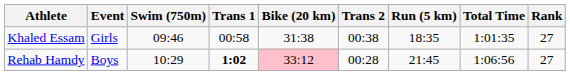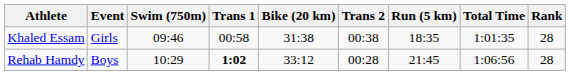(547, 38) 27 -> (547, 38) 28
(299, 60) pink background -> (299, 60) no background
(547, 60) 27 -> (547, 60) 28
